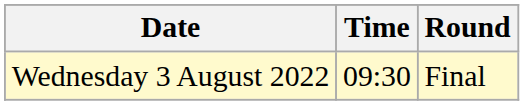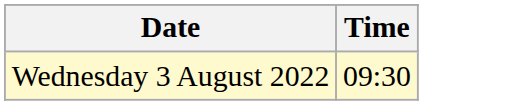- column: (468, 28)
